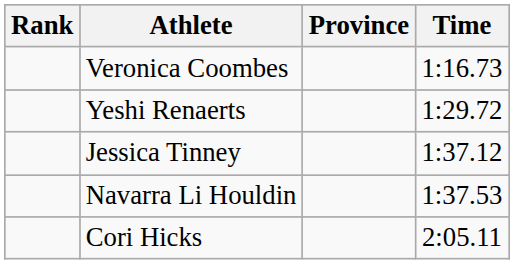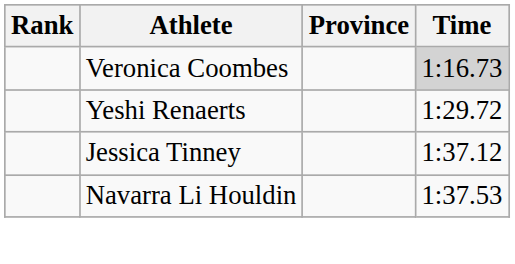(462, 68) no background -> (462, 68) lightgrey background
- row: (144, 237)
